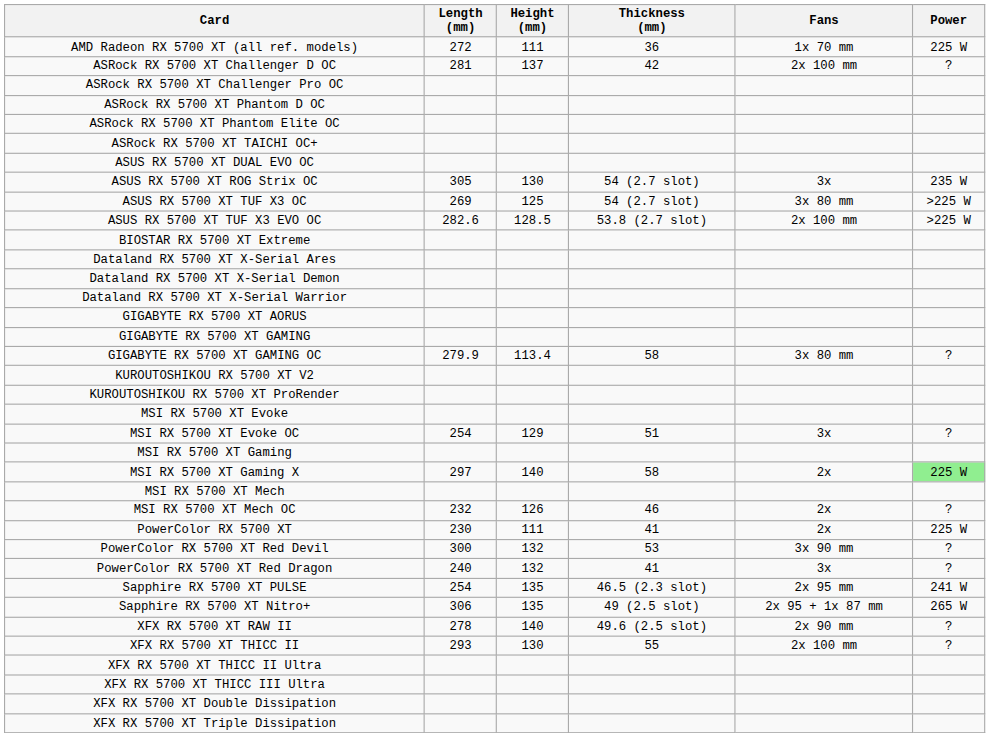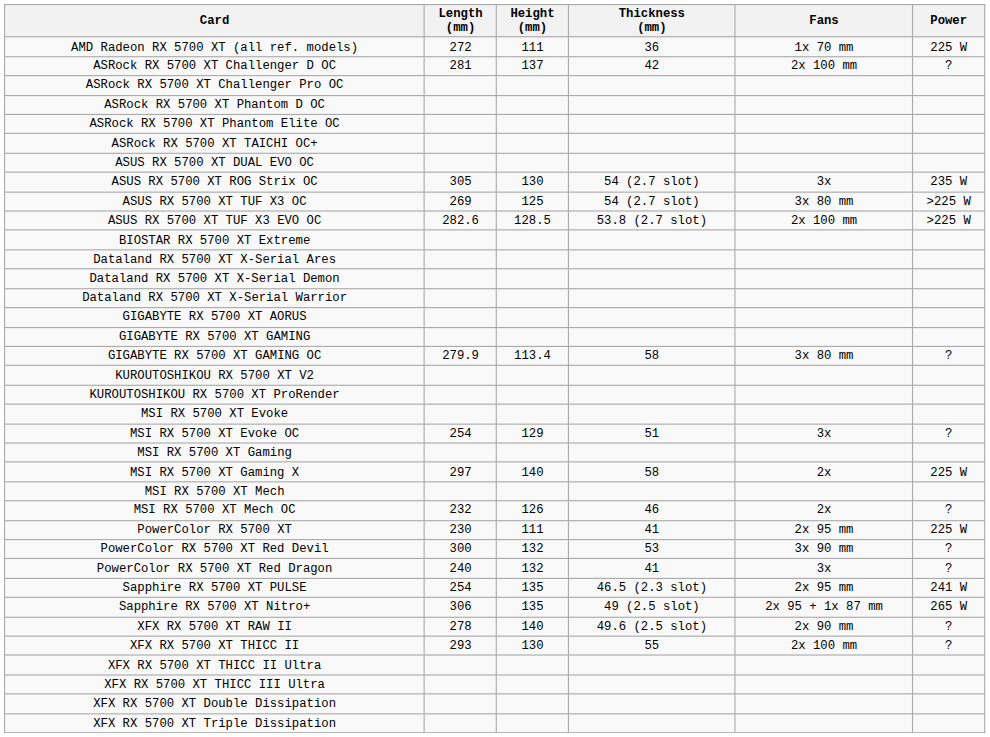(949, 472) lightgreen background -> (949, 472) no background
(824, 530) 2x -> (824, 530) 2x 95 mm
